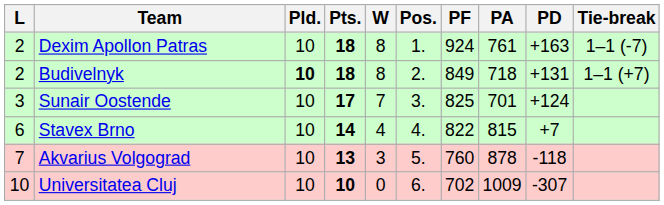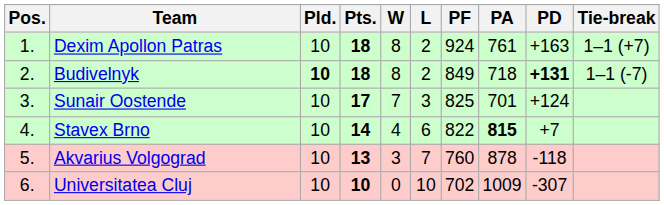columns swapped: (418, 18) <-> (20, 18)
(616, 46) 1–1 (-7) -> (617, 46) 1–1 (+7)
(550, 74) normal -> (550, 74) bold
(617, 74) 1–1 (+7) -> (616, 74) 1–1 (-7)
(502, 130) normal -> (502, 130) bold
